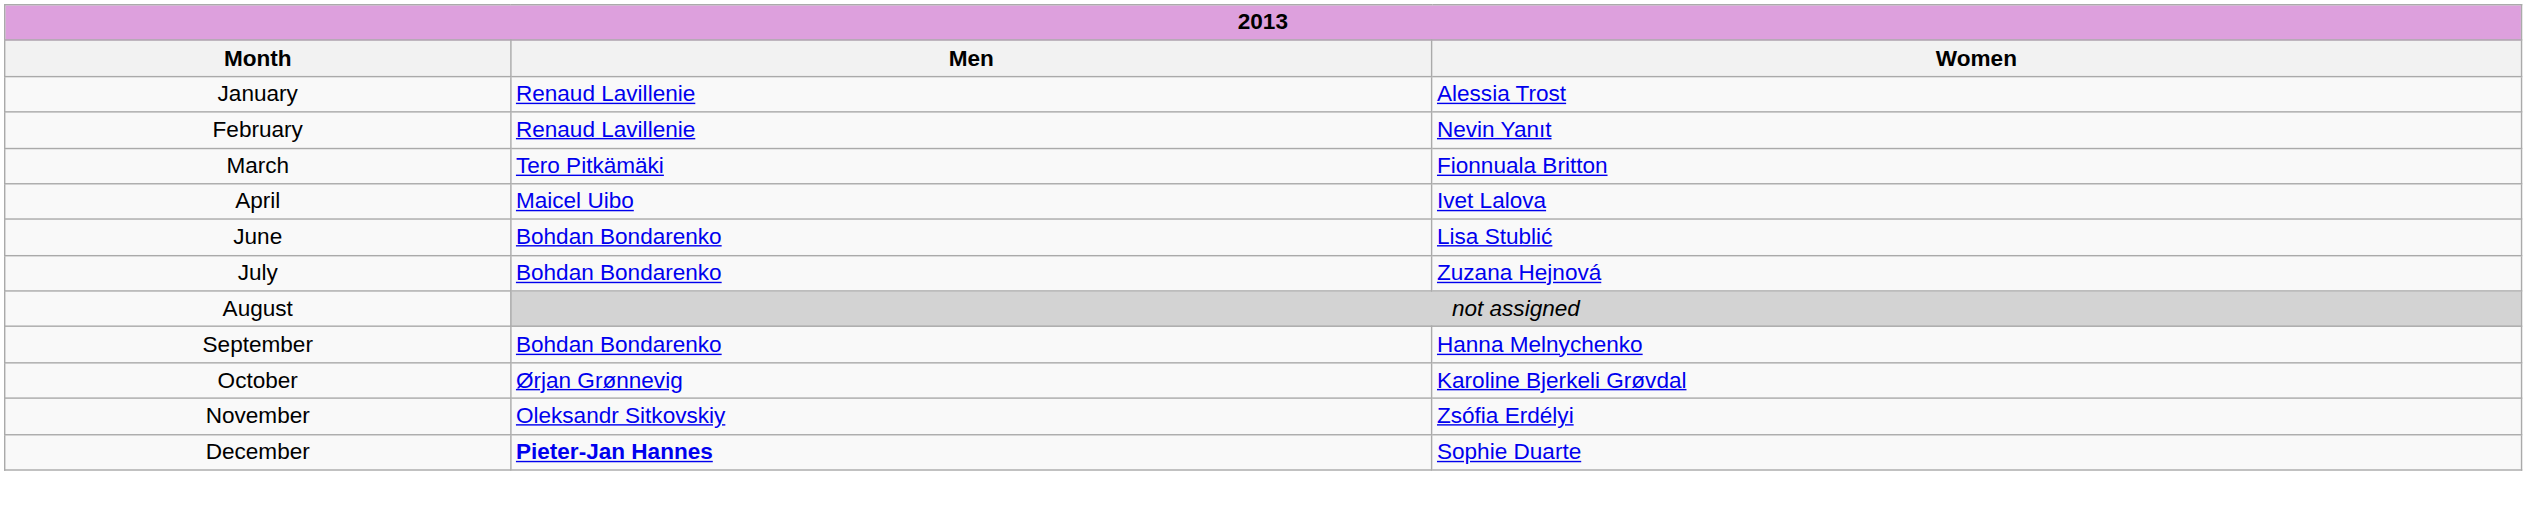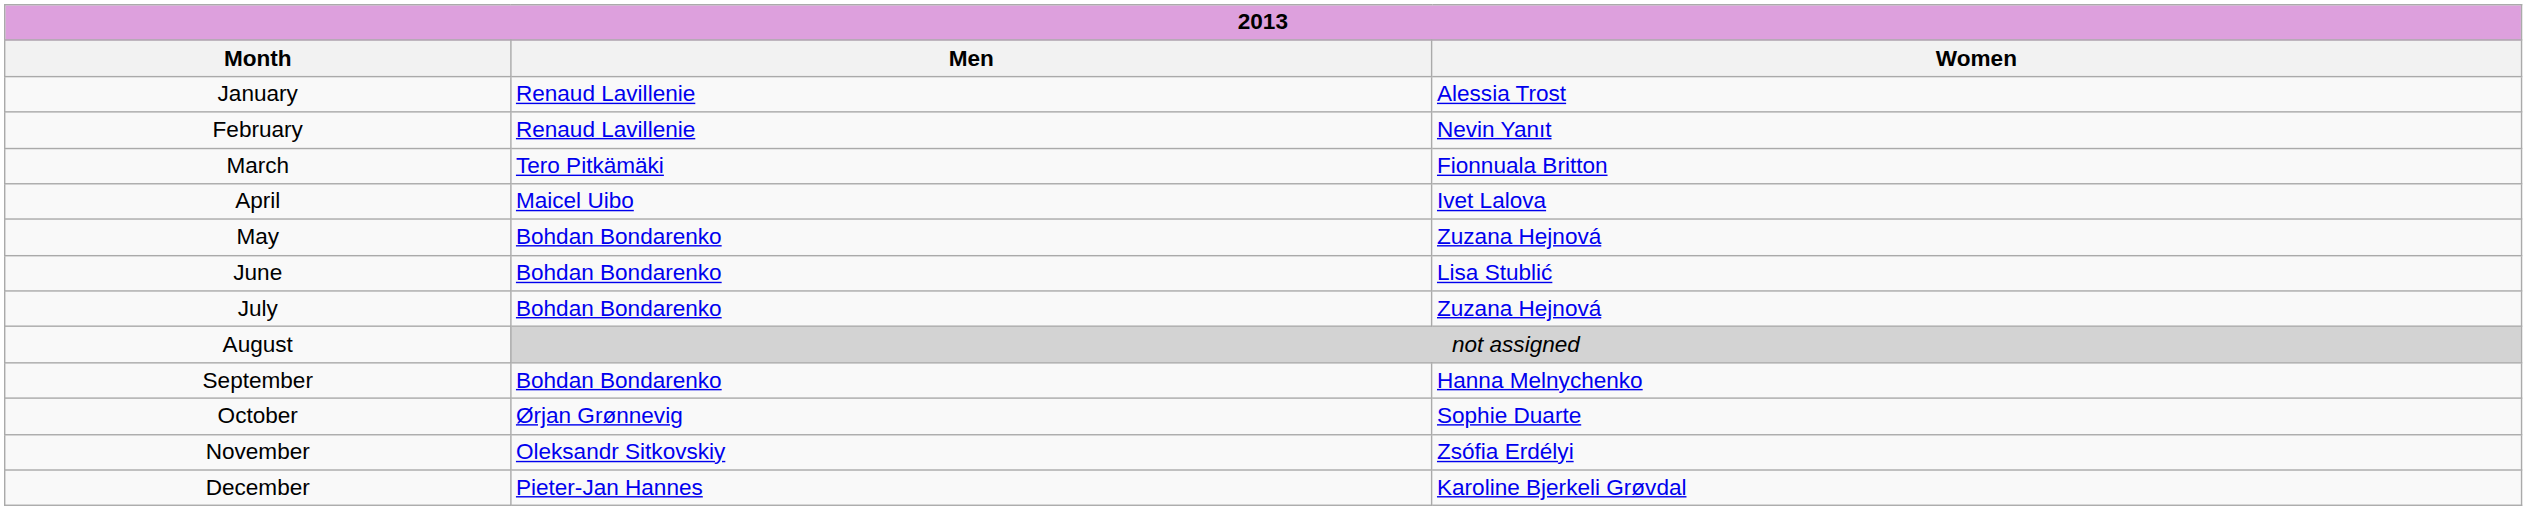+ row: (258, 237)
(1562, 380) Karoline Bjerkeli Grøvdal -> (1509, 415) Sophie Duarte
(614, 451) bold -> (609, 487) normal
(1509, 451) Sophie Duarte -> (1562, 487) Karoline Bjerkeli Grøvdal
